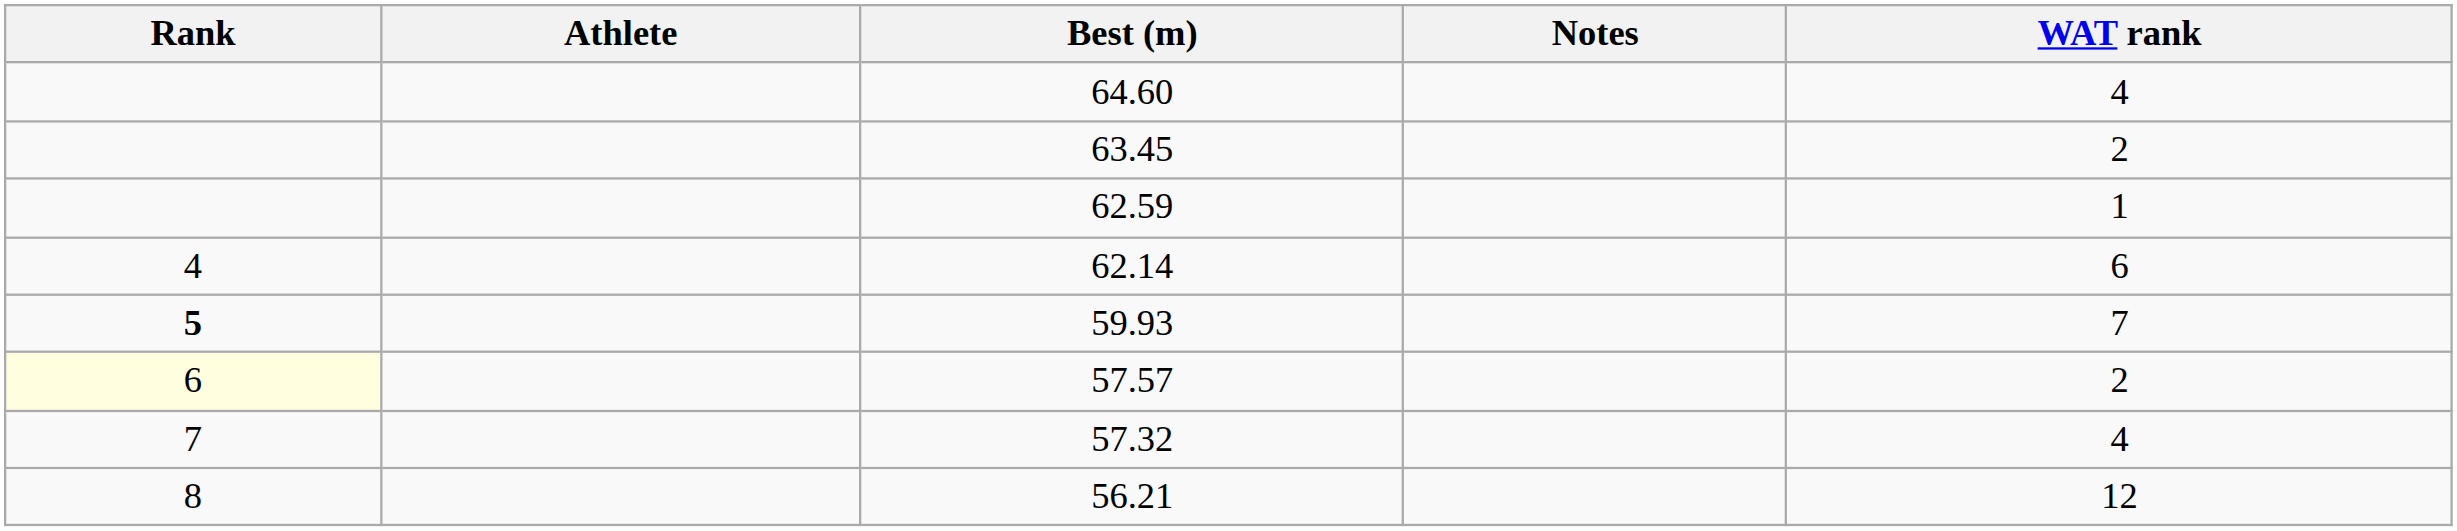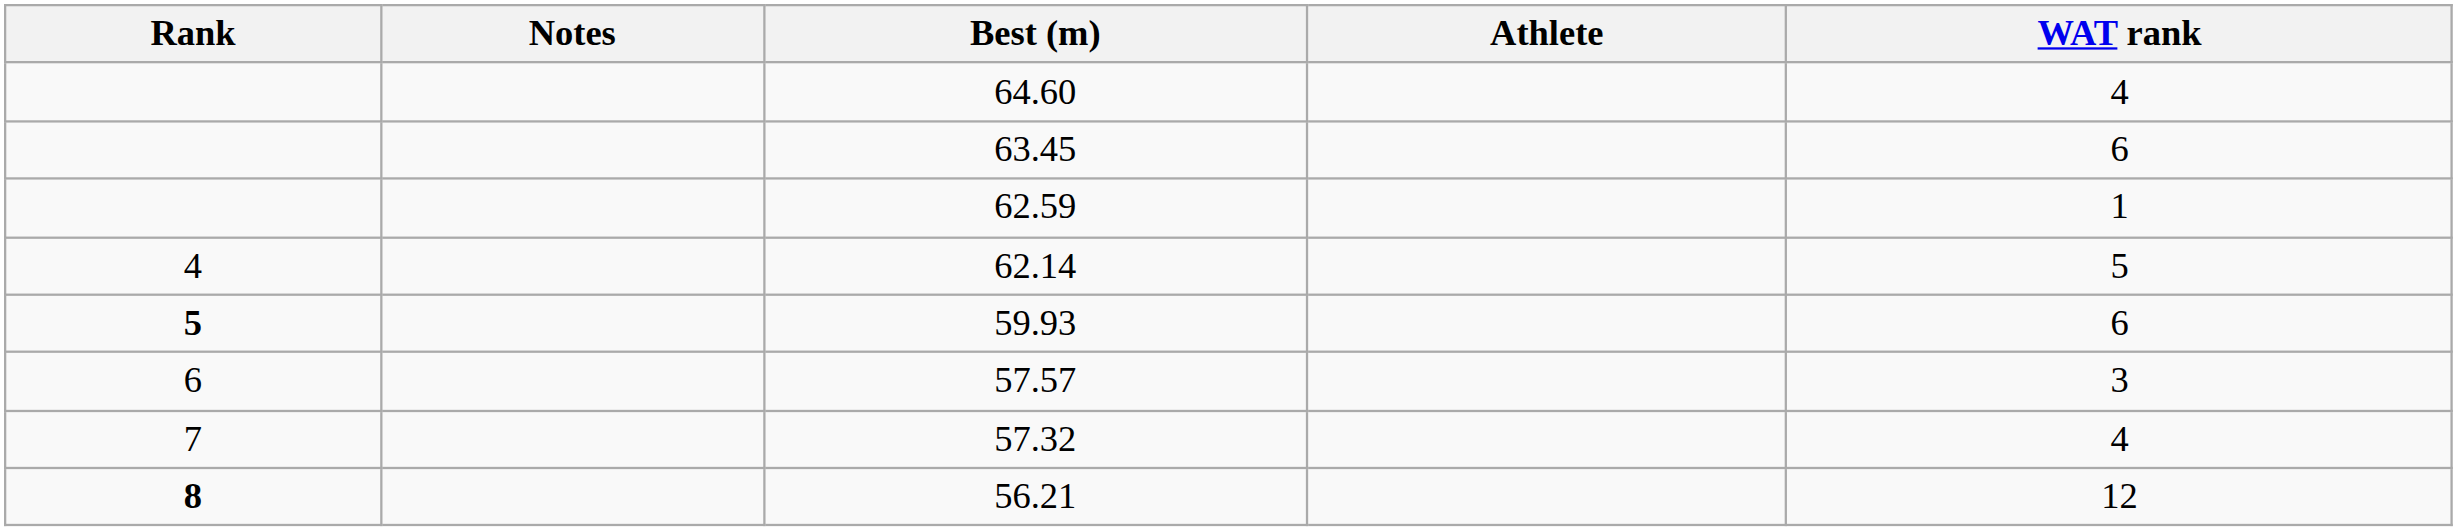columns swapped: (621, 33) <-> (1595, 33)
(2120, 149) 2 -> (2120, 149) 6
(2120, 264) 6 -> (2120, 264) 5
(2120, 322) 7 -> (2120, 322) 6
(193, 380) lightyellow background -> (193, 380) no background
(2120, 380) 2 -> (2120, 380) 3
(193, 496) normal -> (193, 496) bold
